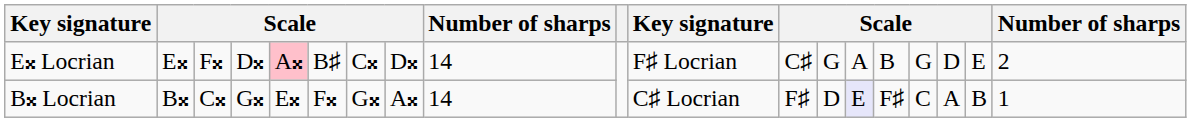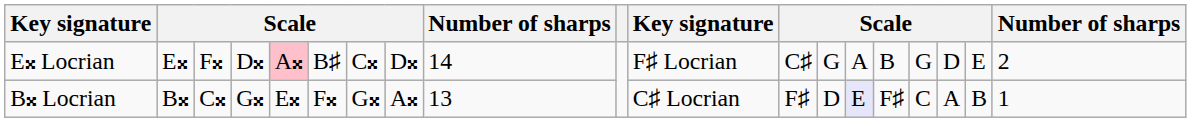(440, 98) 14 -> (440, 98) 13
